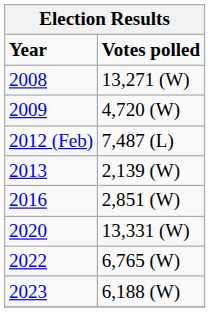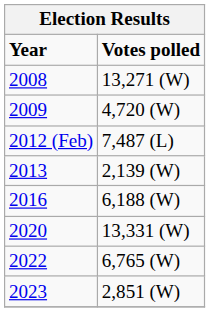(141, 200) 2,851 (W) -> (141, 200) 6,188 (W)
(141, 291) 6,188 (W) -> (141, 291) 2,851 (W)
